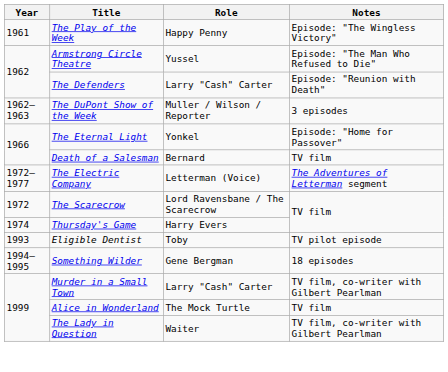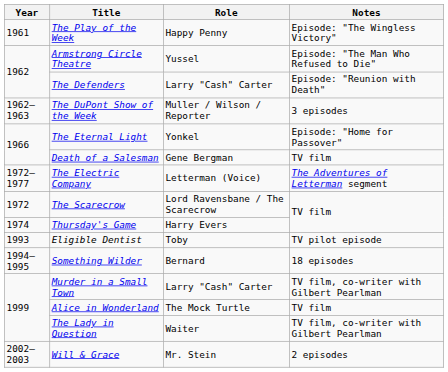(185, 158) Bernard -> (199, 158) Gene Bergman
(199, 261) Gene Bergman -> (185, 261) Bernard
+ row: (85, 354)
